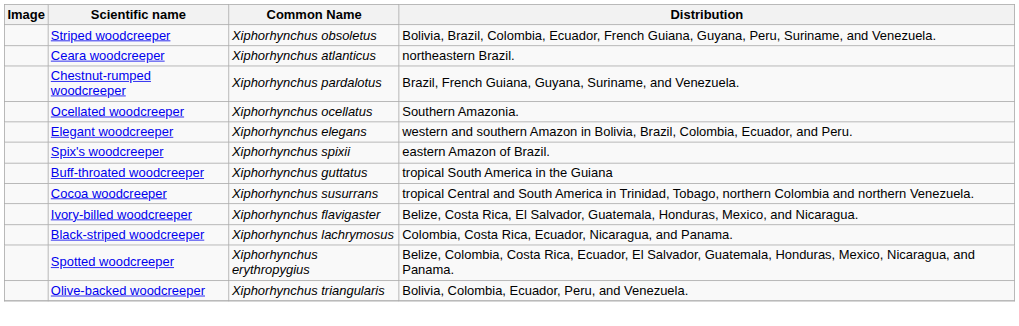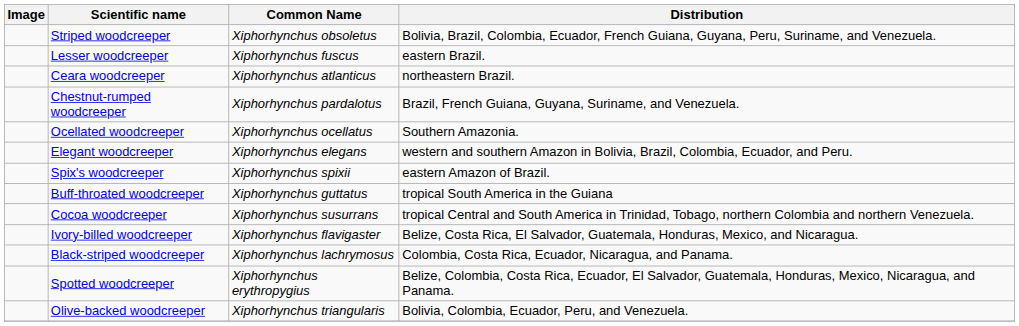+ row: (110, 55)
